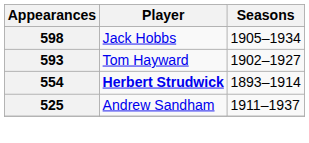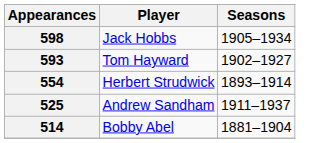(163, 82) bold -> (159, 82) normal
+ row: (52, 127)
